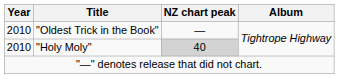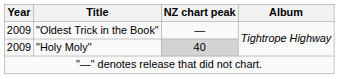(19, 30) 2010 -> (19, 30) 2009
(19, 47) 2010 -> (19, 47) 2009
